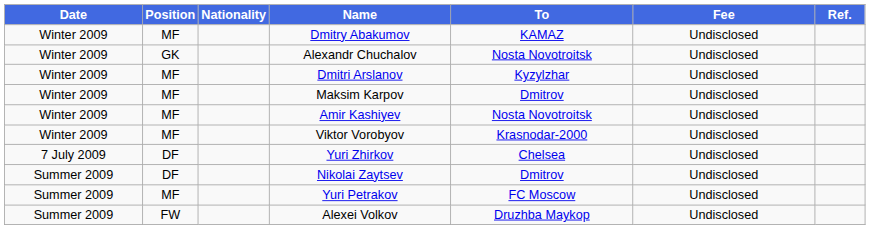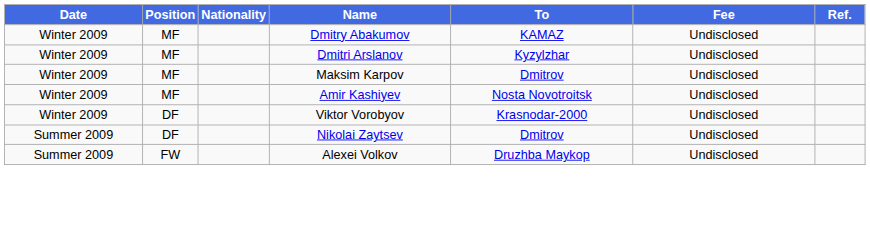- row: (360, 55)
(170, 135) MF -> (170, 115) DF
- row: (360, 155)
- row: (360, 195)
